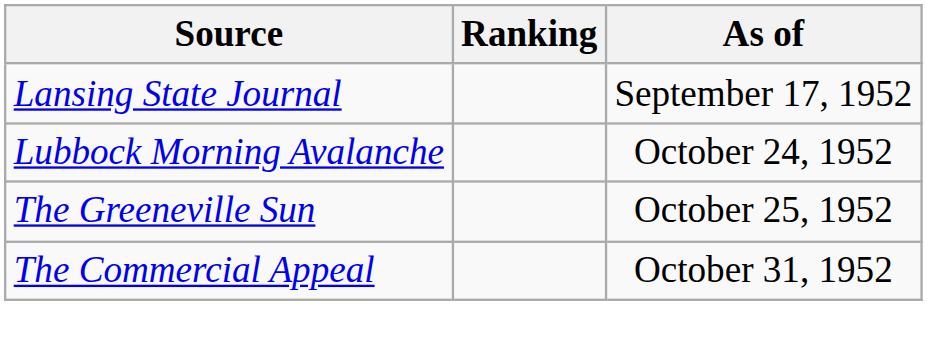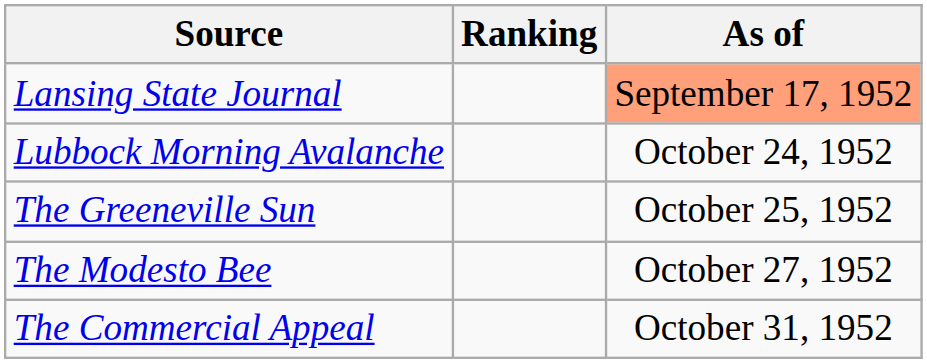(763, 92) no background -> (763, 92) lightsalmon background
+ row: (143, 269)
